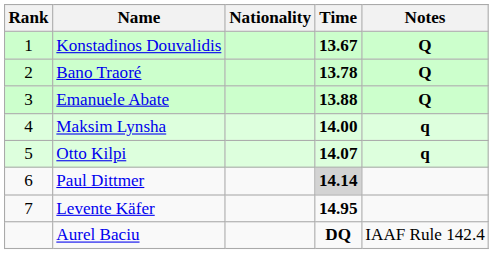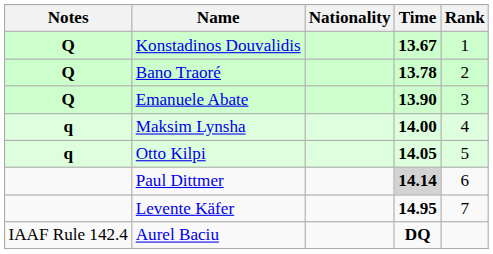columns swapped: (28, 18) <-> (425, 18)
(338, 99) 13.88 -> (418, 99) 13.90
(338, 153) 14.07 -> (418, 153) 14.05
